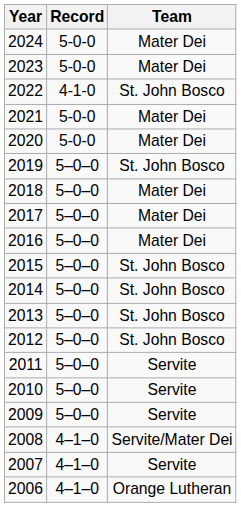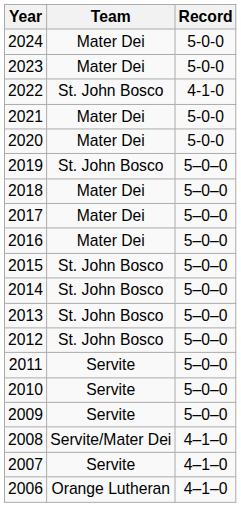columns swapped: (172, 16) <-> (77, 16)
